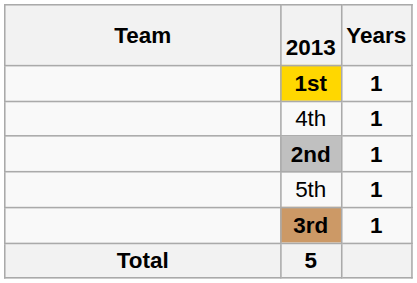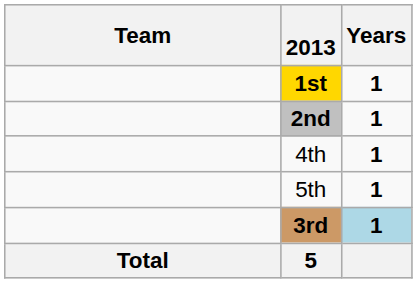rows swapped: (311, 119) <-> (311, 154)
(376, 225) no background -> (376, 225) lightblue background
